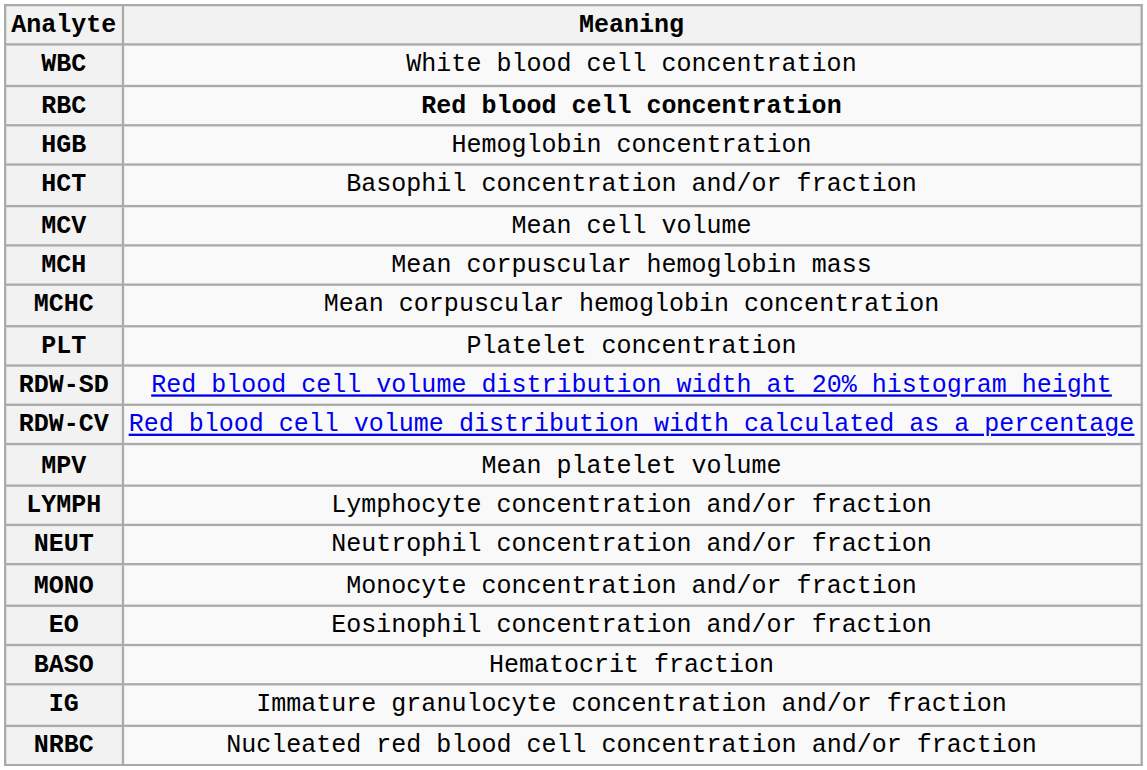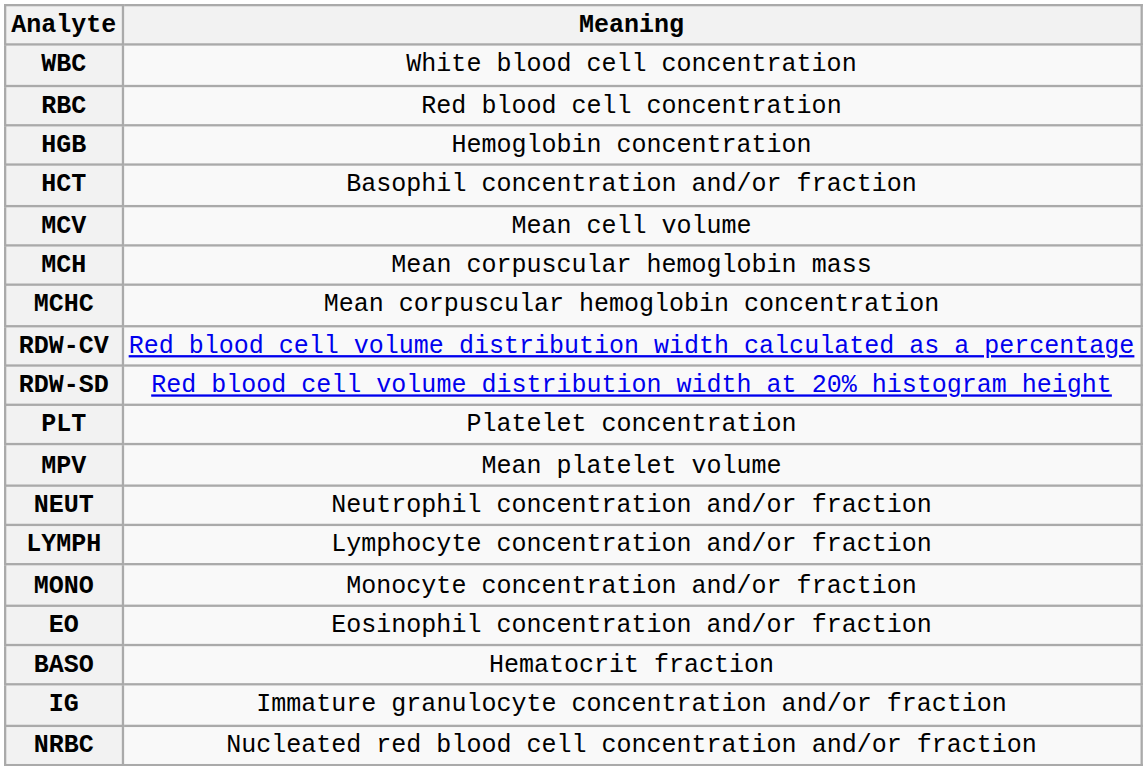(632, 105) bold -> (632, 105) normal
rows swapped: (64, 425) <-> (64, 345)
rows swapped: (64, 545) <-> (64, 505)
